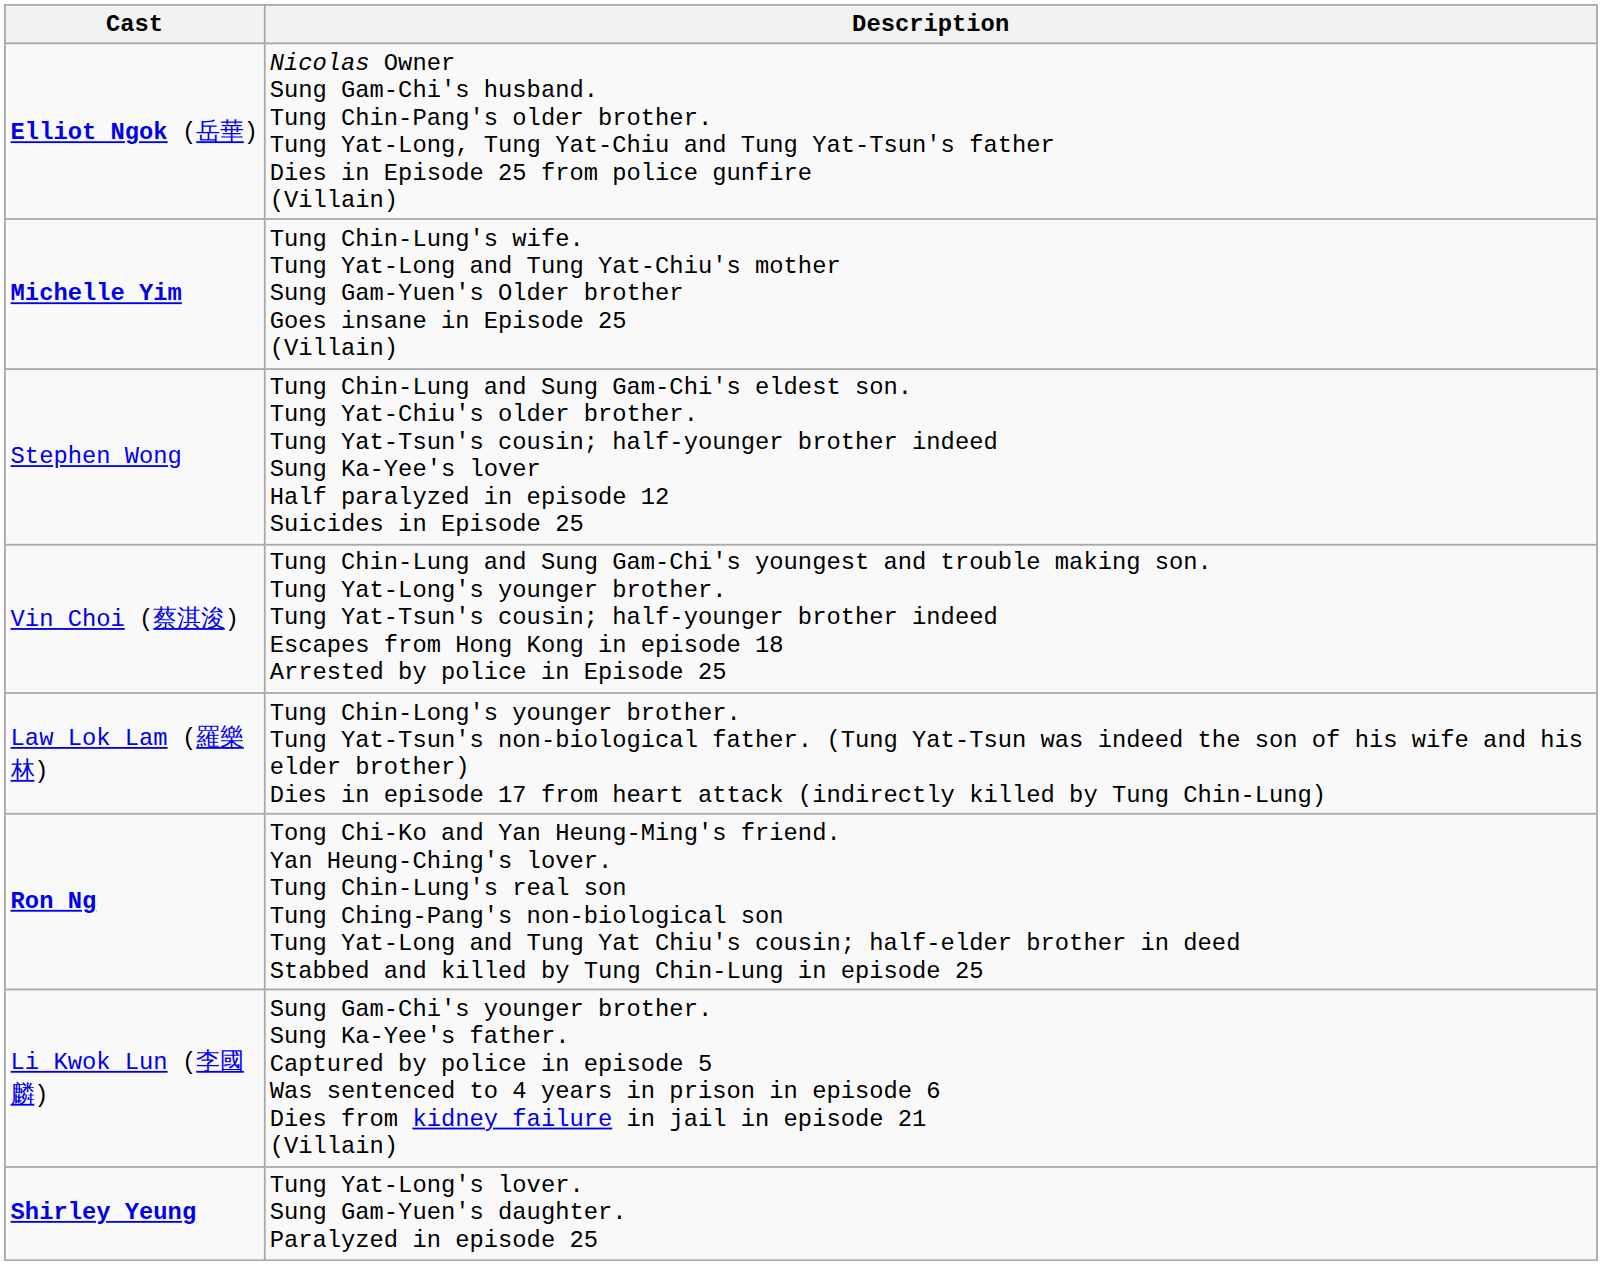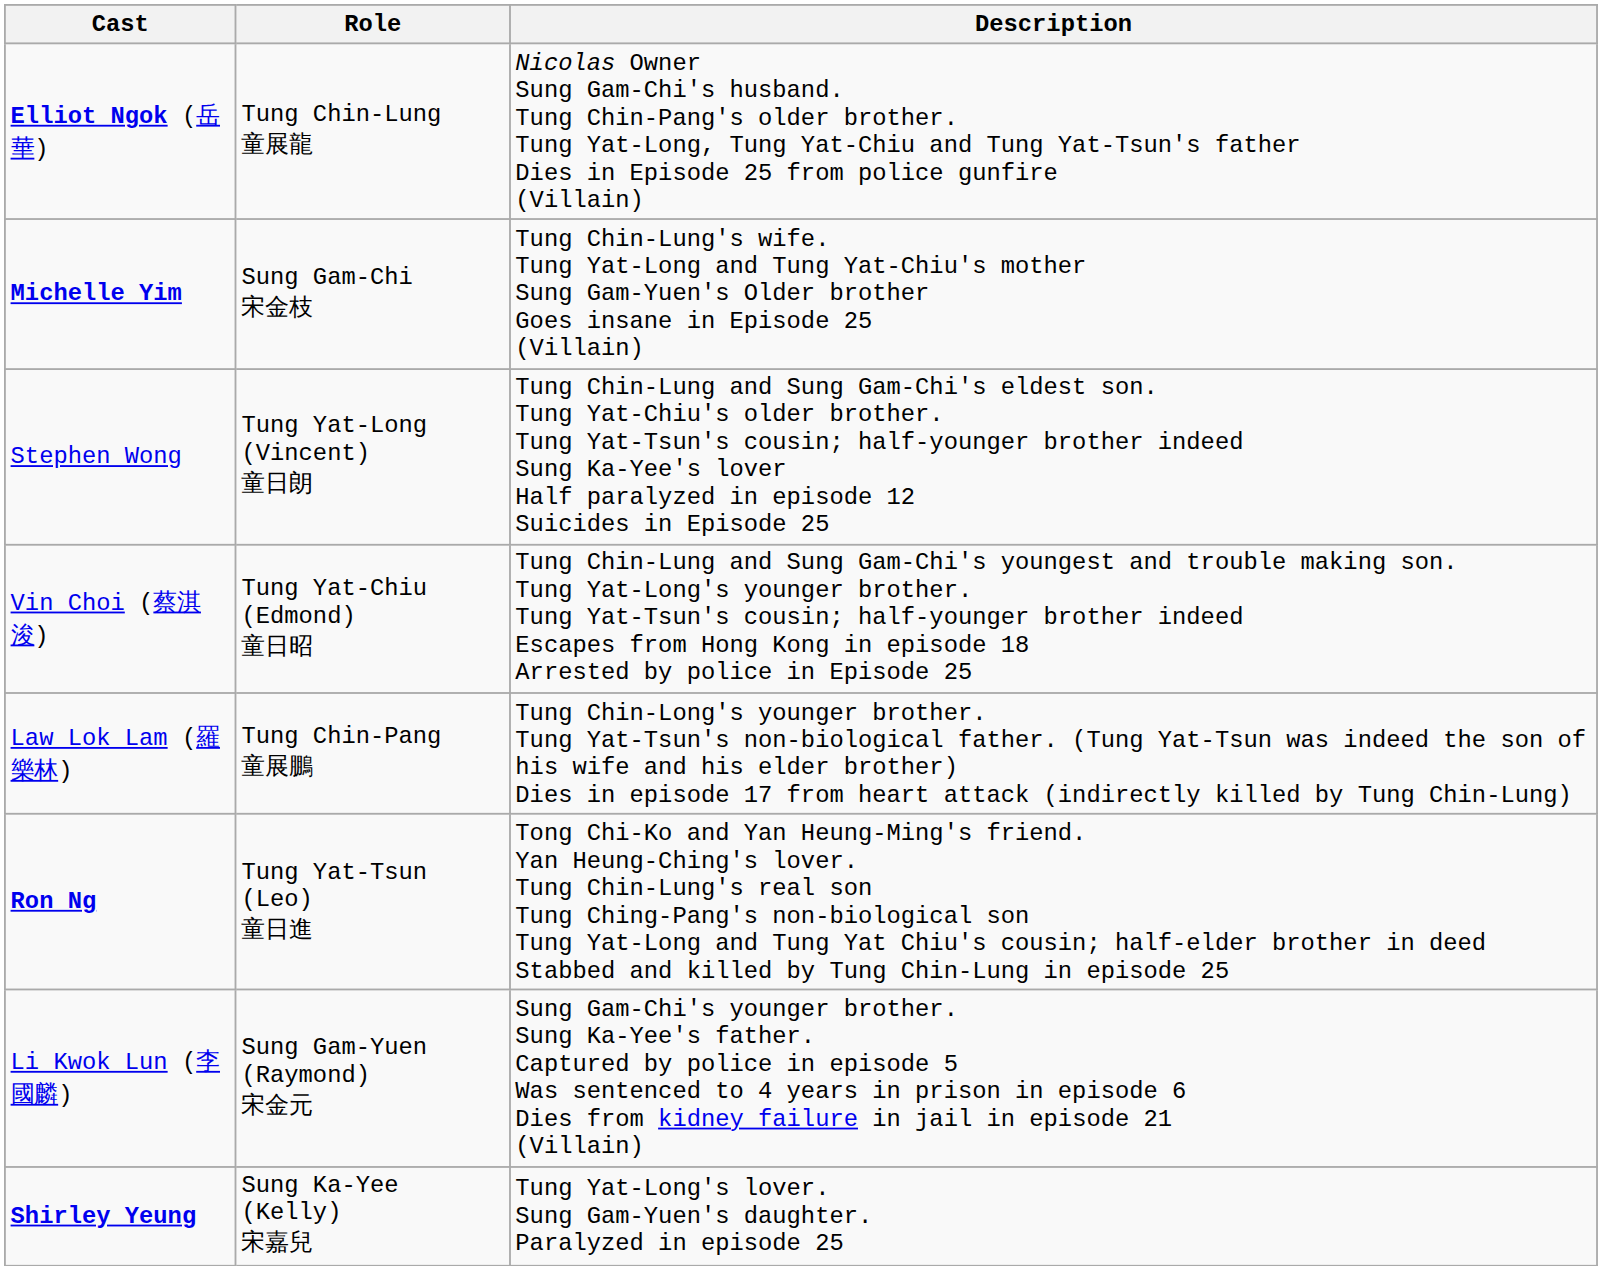+ column: (373, 24)
